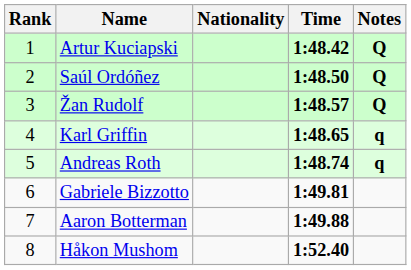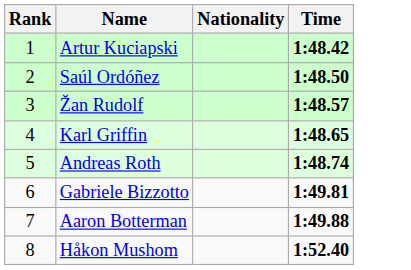- column: (379, 18)
